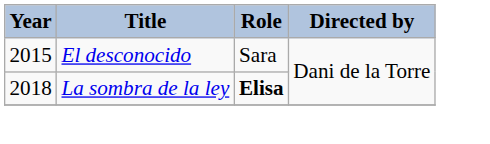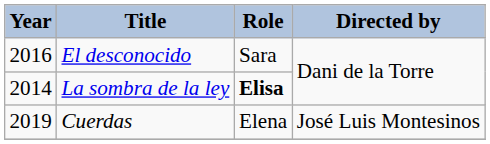(31, 54) 2015 -> (31, 54) 2016
(31, 88) 2018 -> (31, 88) 2014
+ row: (97, 121)
